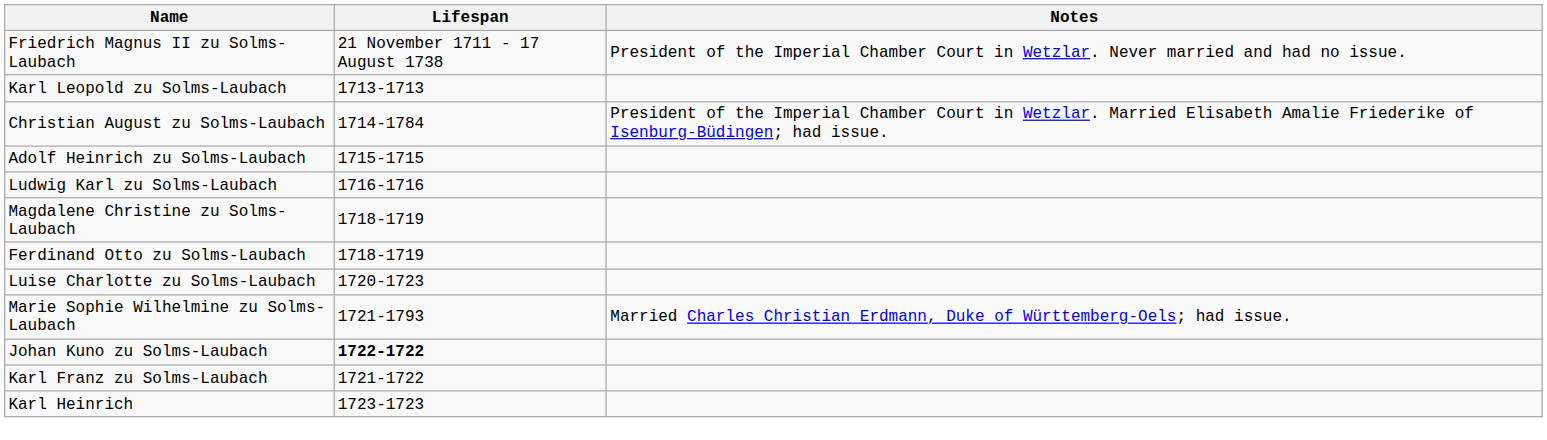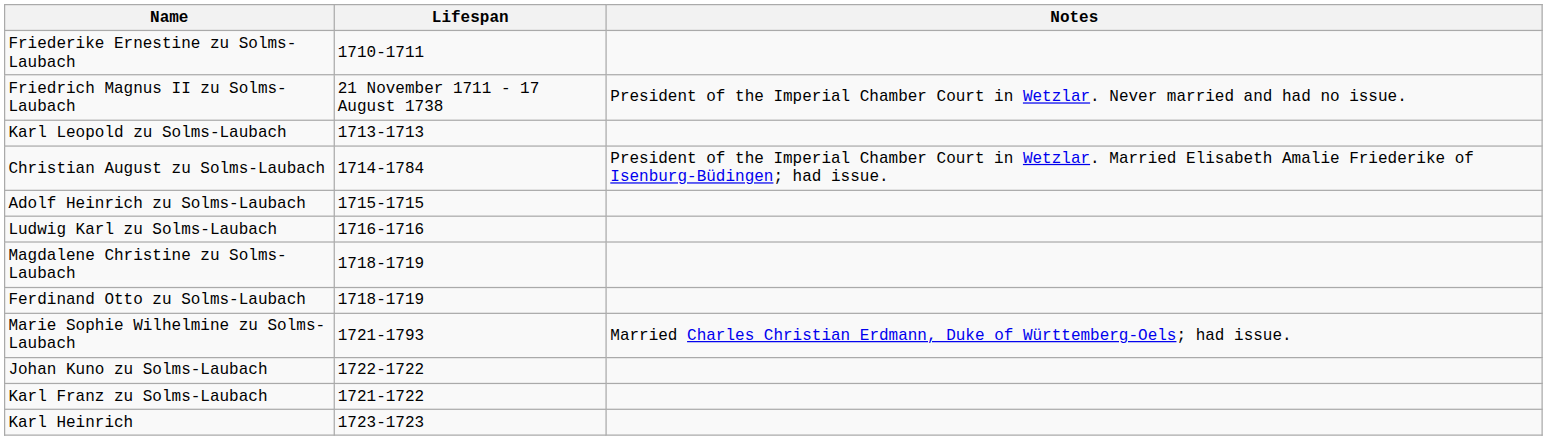+ row: (152, 53)
- row: (162, 281)
(381, 352) bold -> (381, 371) normal
